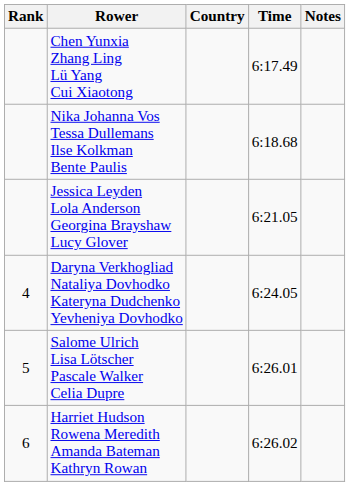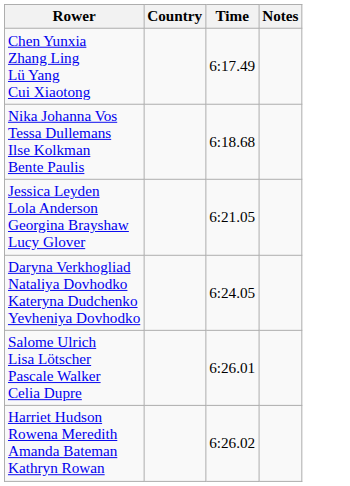- column: (26, 16)
